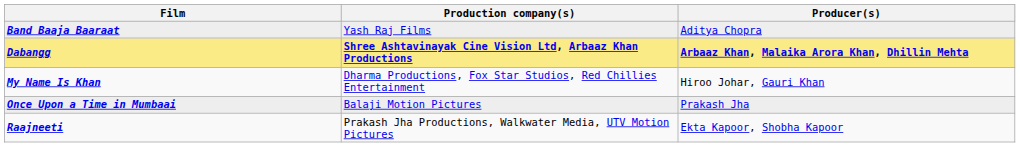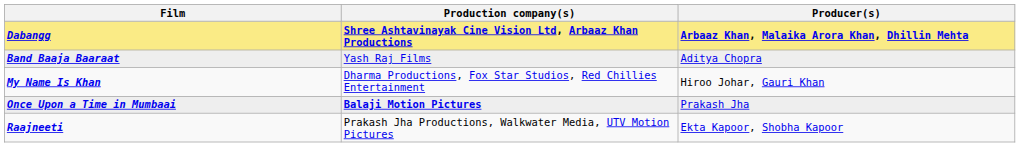rows swapped: (29, 53) <-> (63, 30)
(413, 105) normal -> (413, 105) bold
